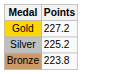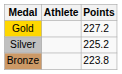+ column: (61, 12)
